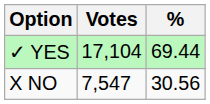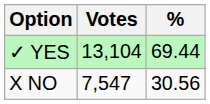(112, 51) 17,104 -> (112, 51) 13,104
